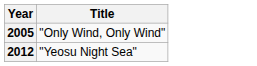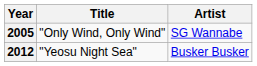+ column: (210, 14)
